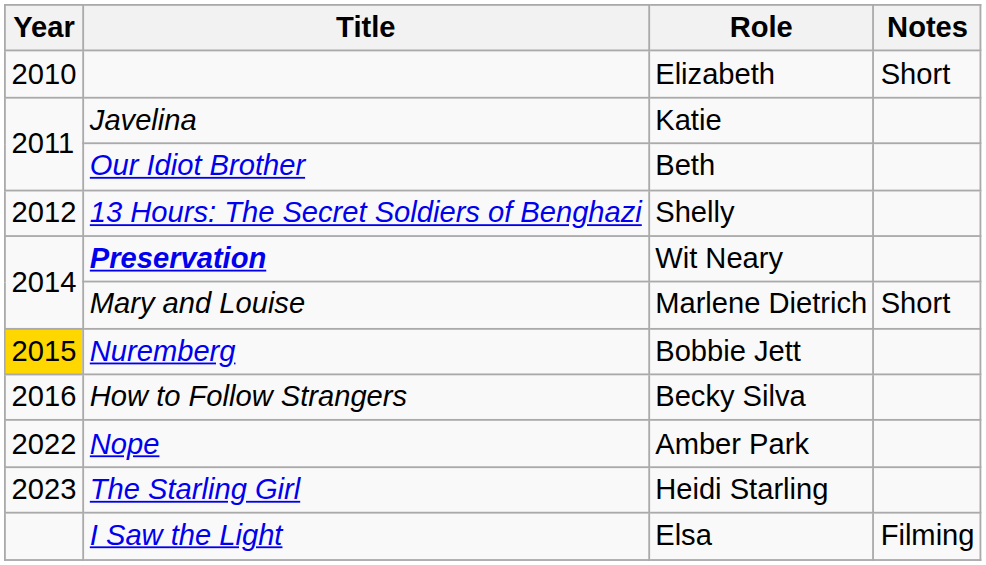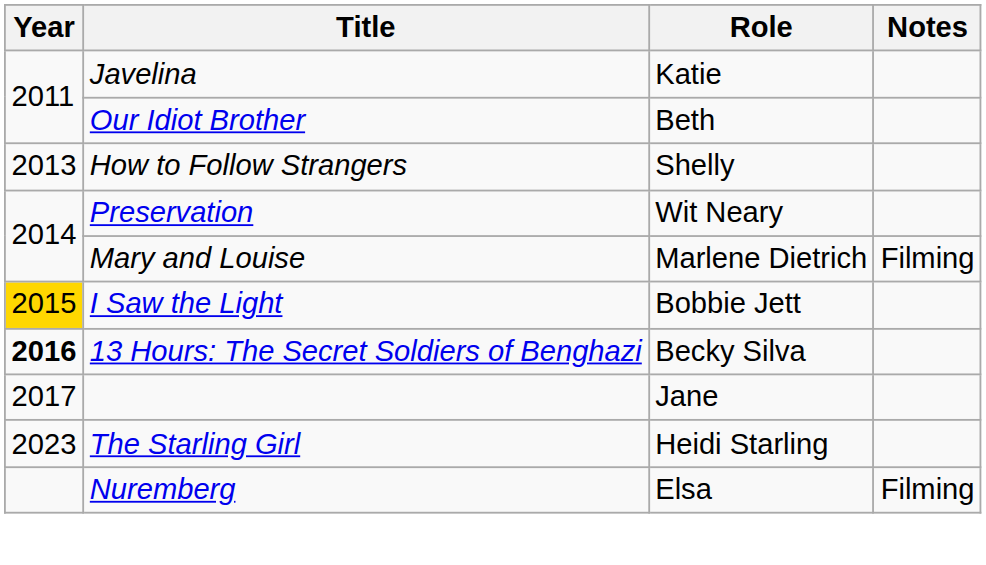- row: (715, 73)
(44, 212) 2012 -> (44, 166) 2013
(366, 212) 13 Hours: The Secret Soldiers of Benghazi -> (248, 166) How to Follow Strangers
(178, 258) bold -> (172, 212) normal
(915, 304) Short -> (928, 258) Filming
(163, 350) Nuremberg -> (186, 304) I Saw the Light
(44, 397) normal -> (44, 350) bold
(248, 397) How to Follow Strangers -> (366, 350) 13 Hours: The Secret Soldiers of Benghazi
+ row: (687, 397)
- row: (732, 443)
(186, 535) I Saw the Light -> (163, 489) Nuremberg
